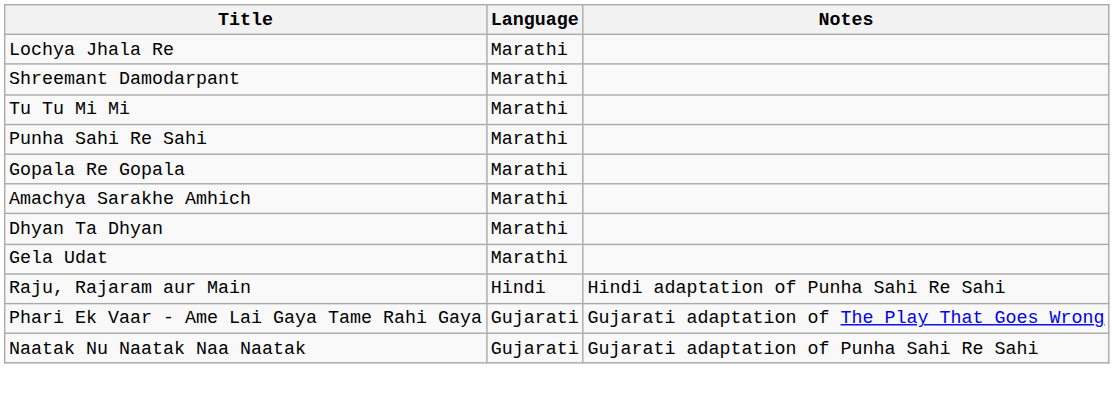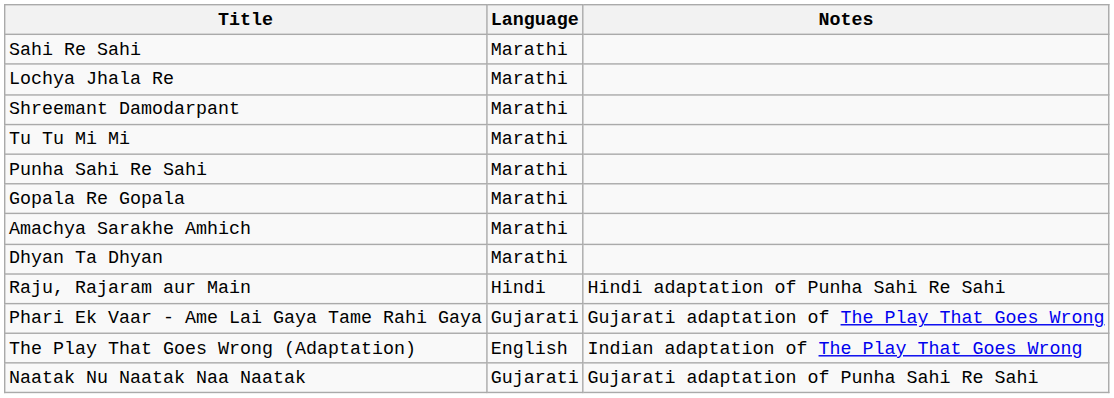+ row: (75, 50)
- row: (59, 259)
+ row: (213, 348)
